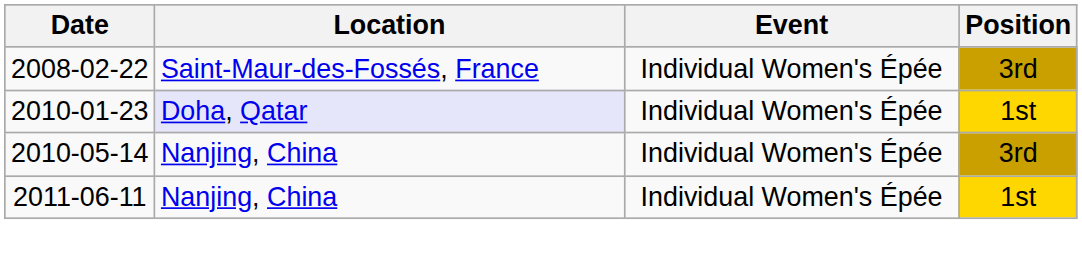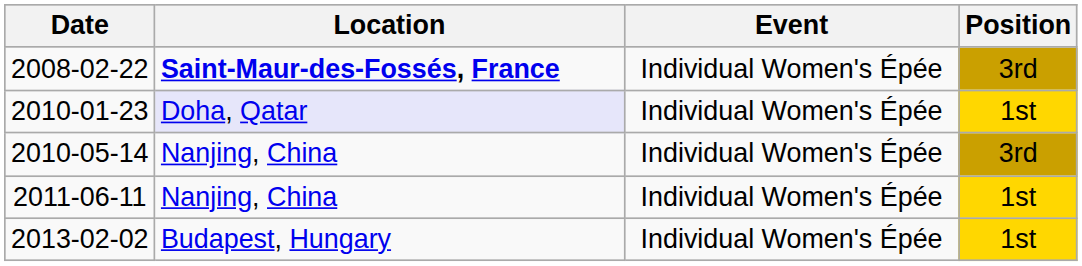(350, 68) normal -> (360, 68) bold
+ row: (80, 238)
